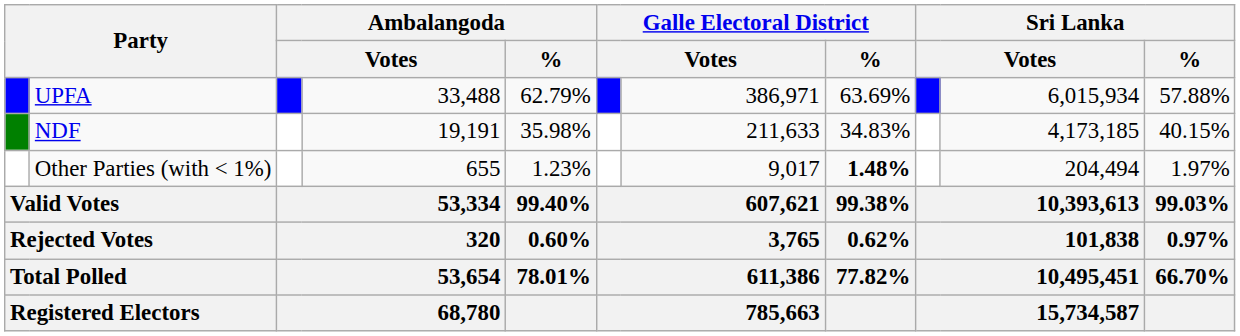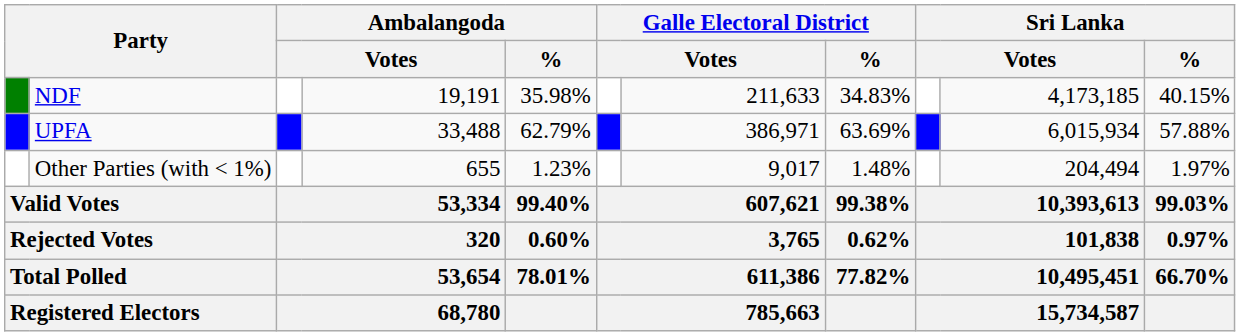rows swapped: (63, 95) <-> (58, 131)
(879, 167) bold -> (881, 167) normal
